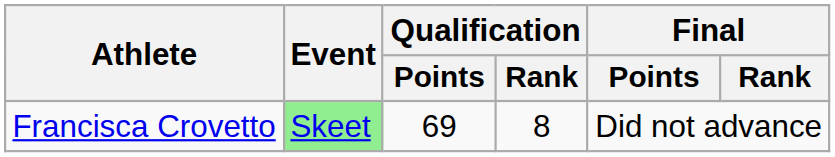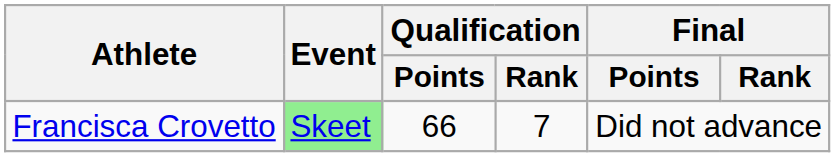(439, 127) 69 -> (439, 127) 66
(542, 127) 8 -> (542, 127) 7
